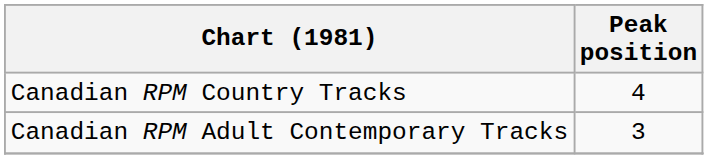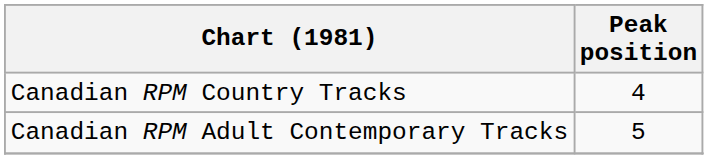(638, 133) 3 -> (638, 133) 5
